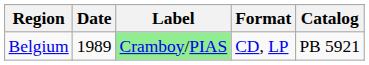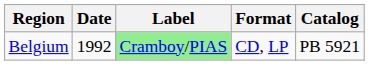(94, 45) 1989 -> (94, 45) 1992
